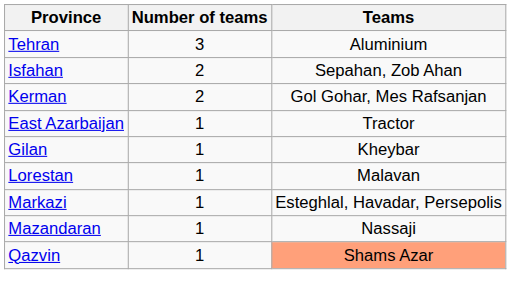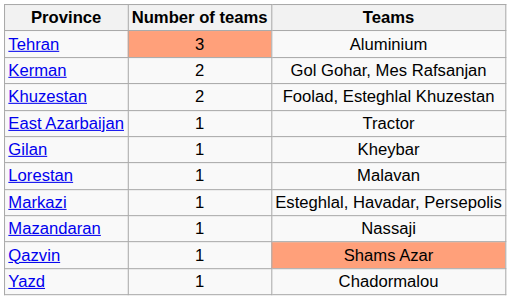(200, 44) no background -> (200, 44) lightsalmon background
- row: (36, 70)
+ row: (48, 96)
+ row: (27, 281)
